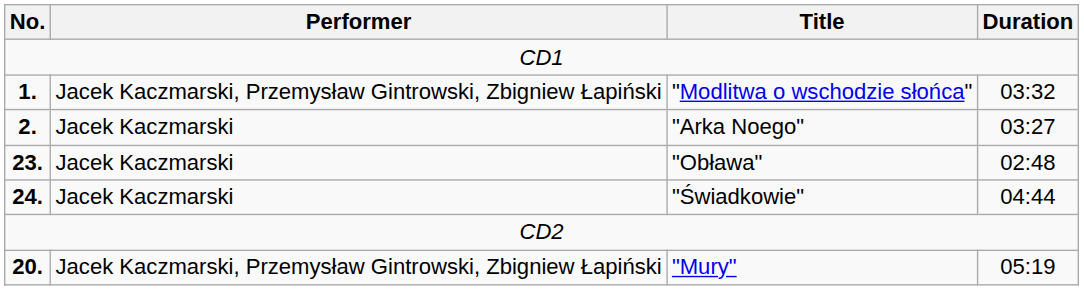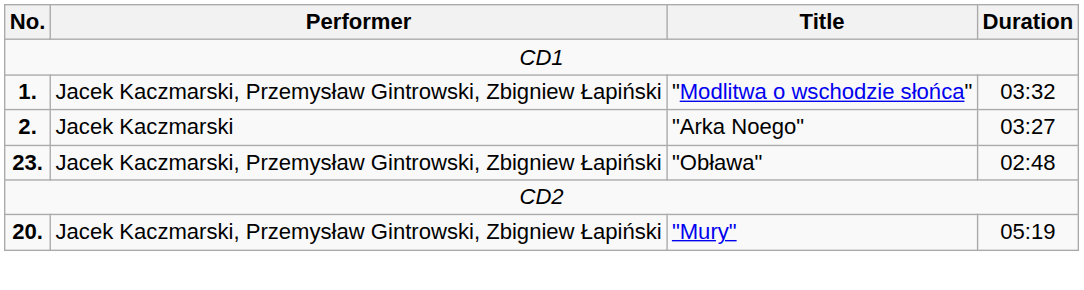(144, 162) Jacek Kaczmarski -> (359, 162) Jacek Kaczmarski, Przemysław Gintrowski, Zbigniew Łapiński
- row: (738, 197)
